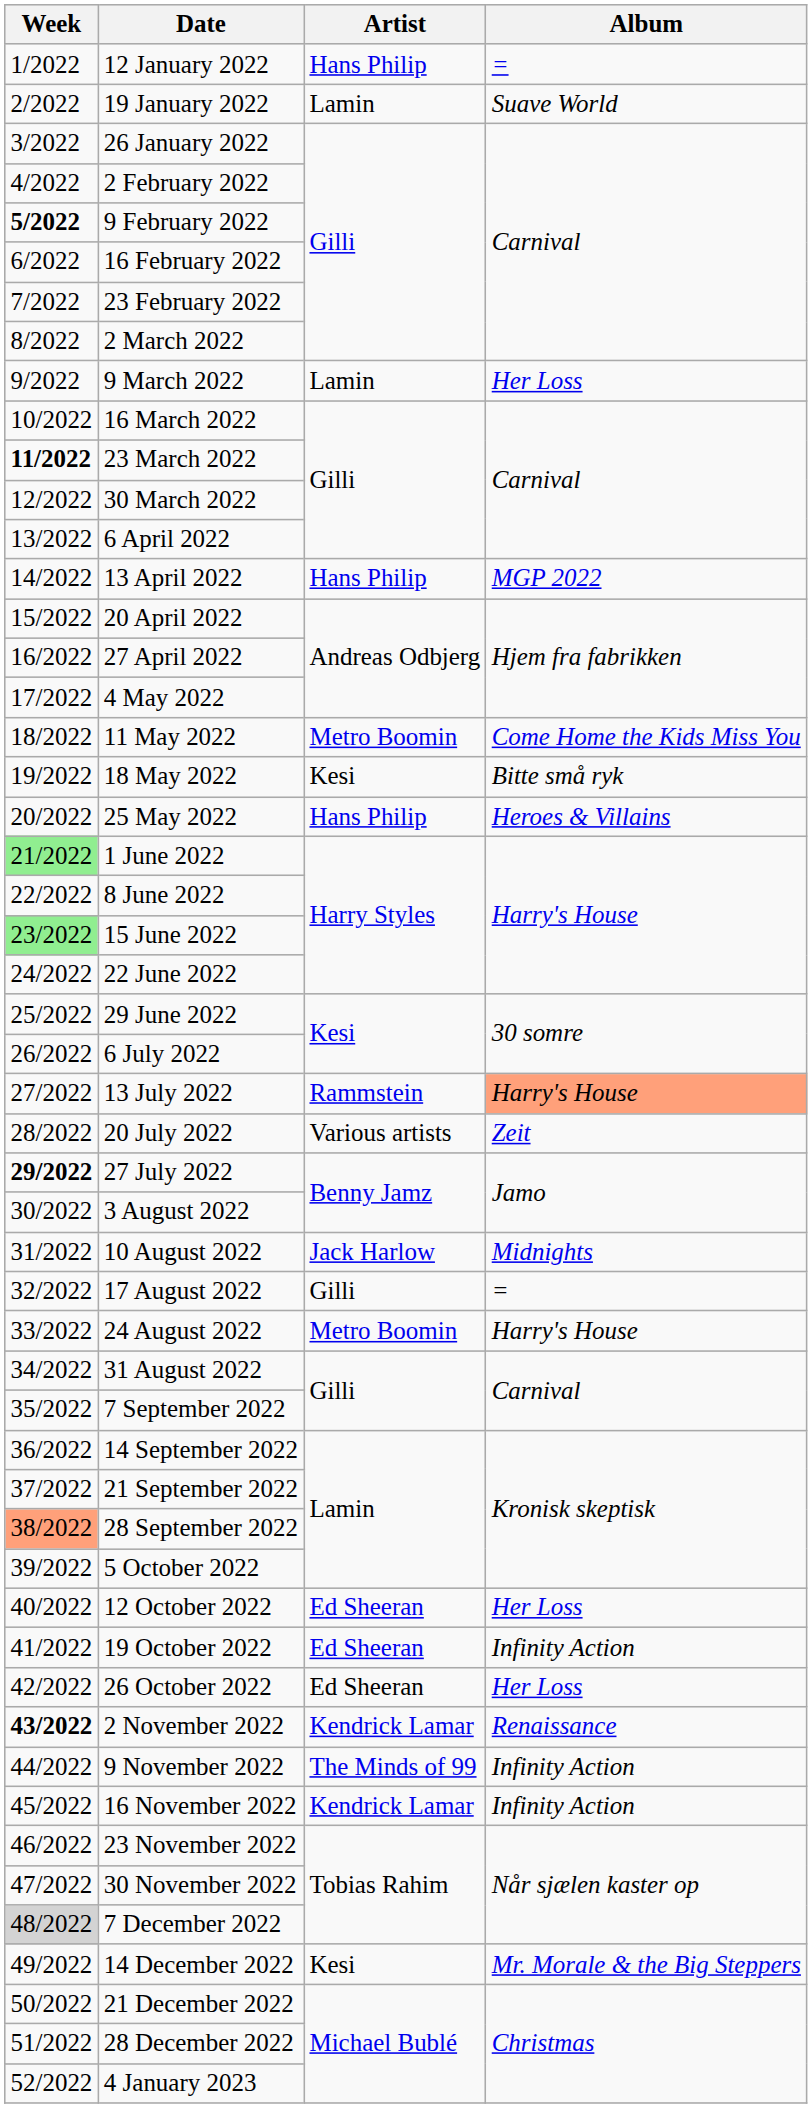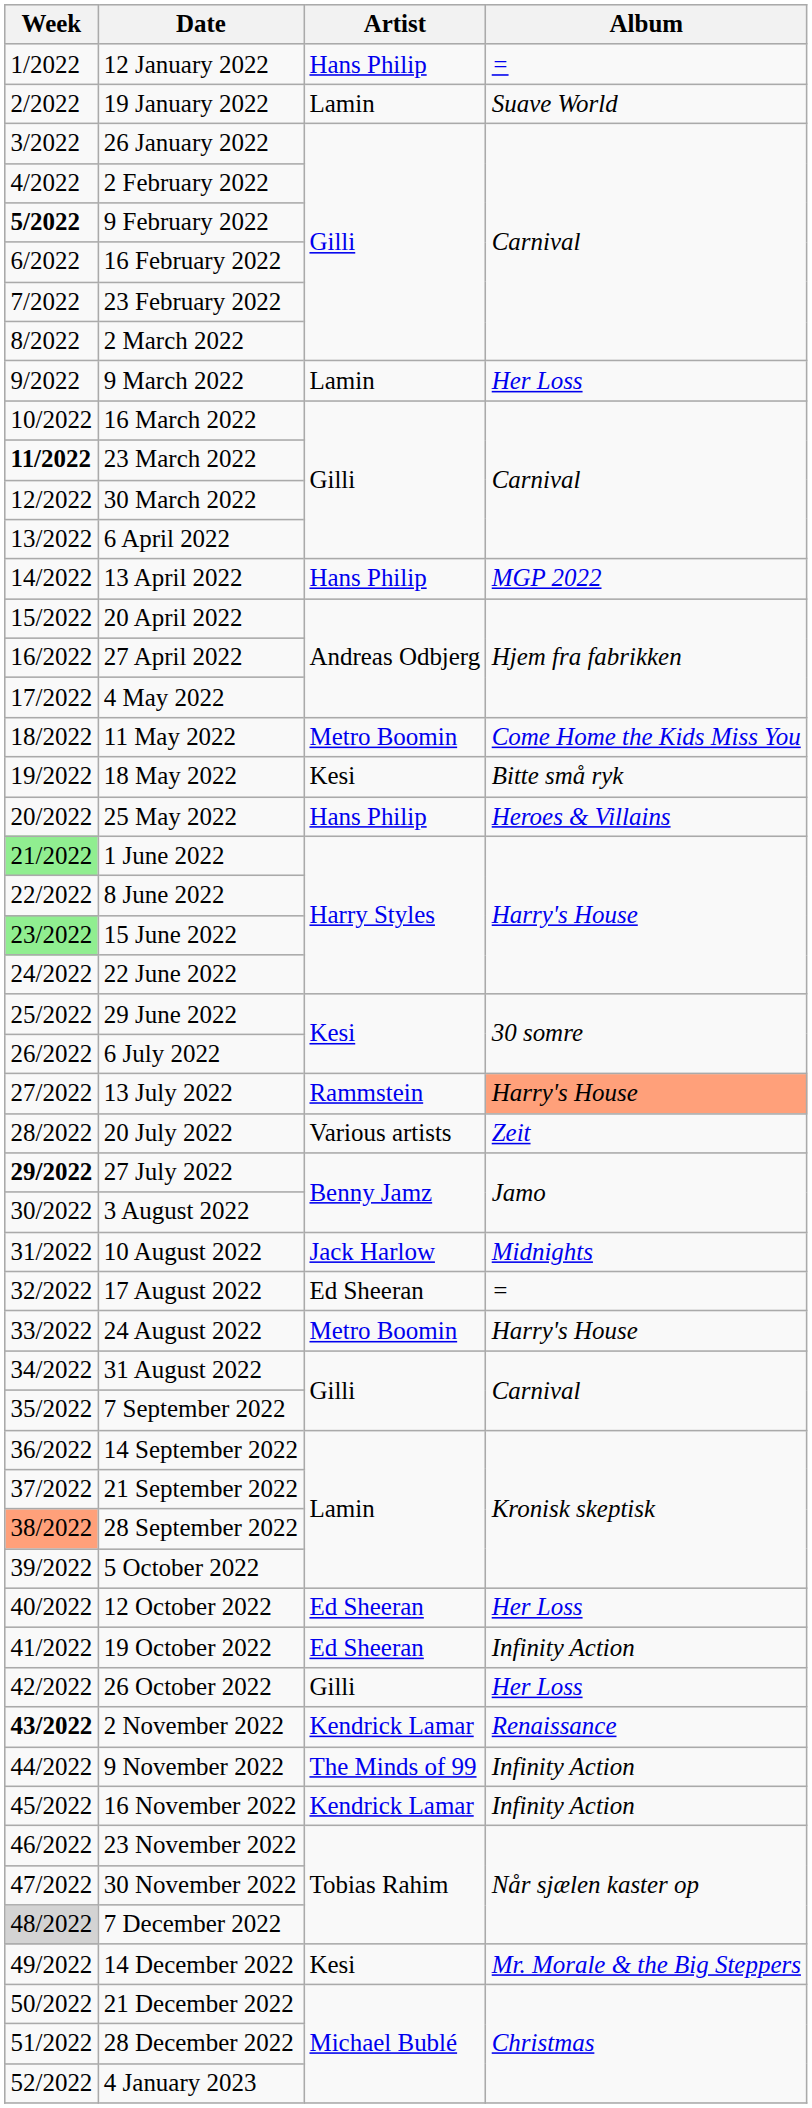(332, 1291) Gilli -> (367, 1291) Ed Sheeran
(367, 1686) Ed Sheeran -> (332, 1686) Gilli
